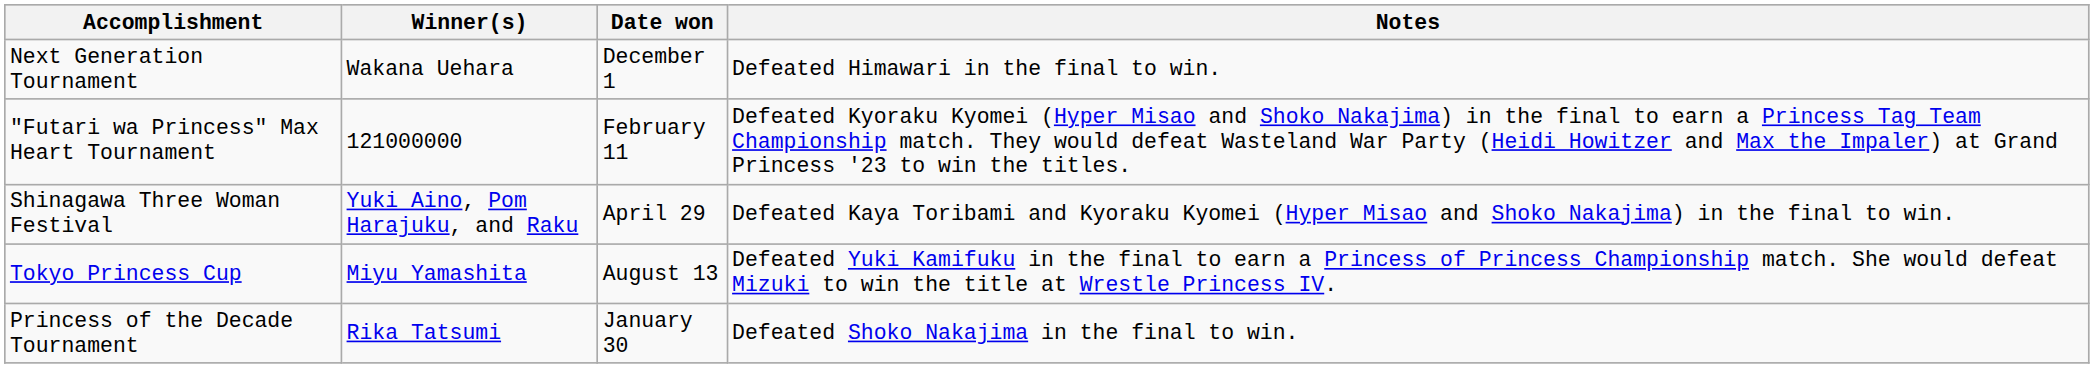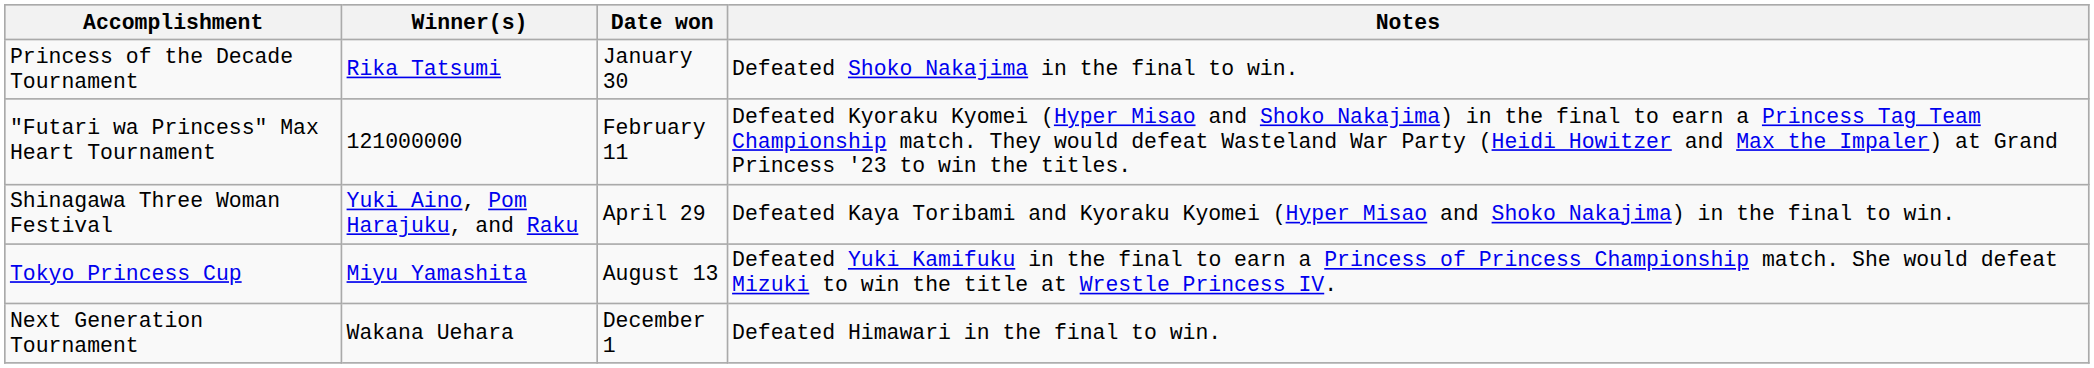rows swapped: (152, 333) <-> (106, 70)
